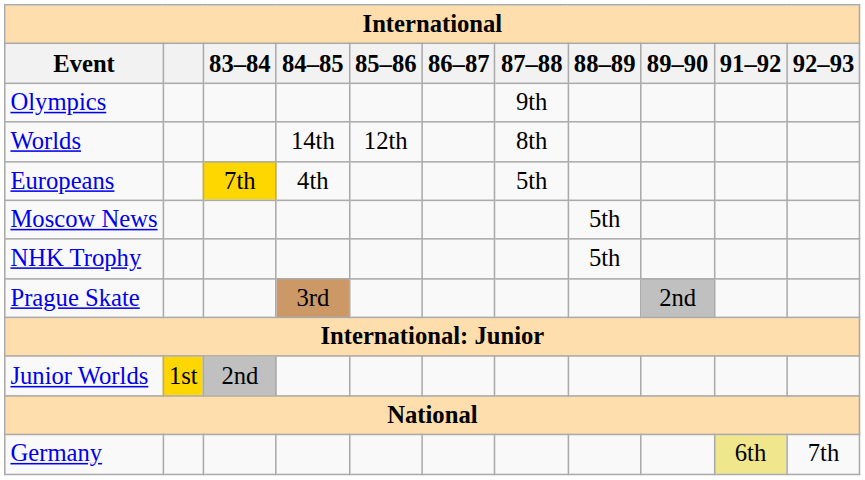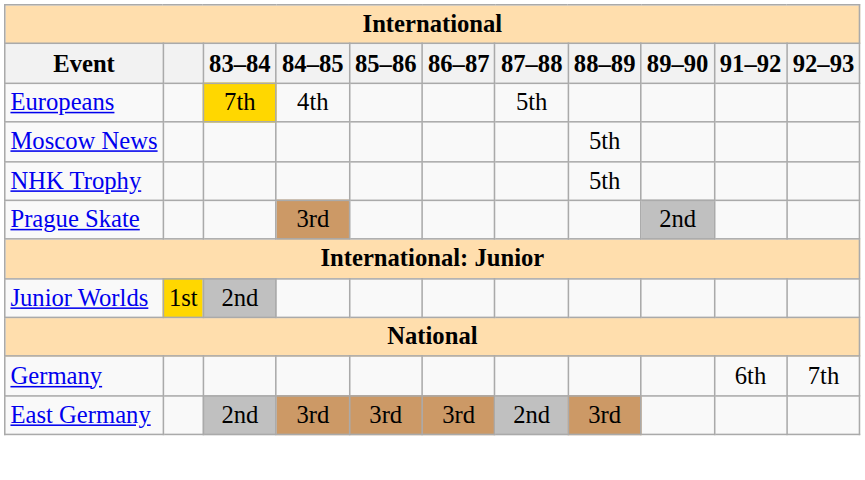- row: (58, 102)
- row: (46, 141)
(751, 453) khaki background -> (751, 375) no background
+ row: (81, 414)
